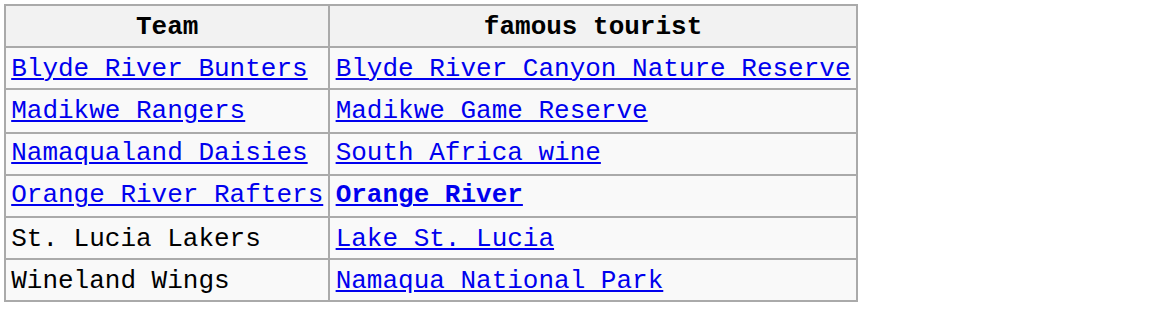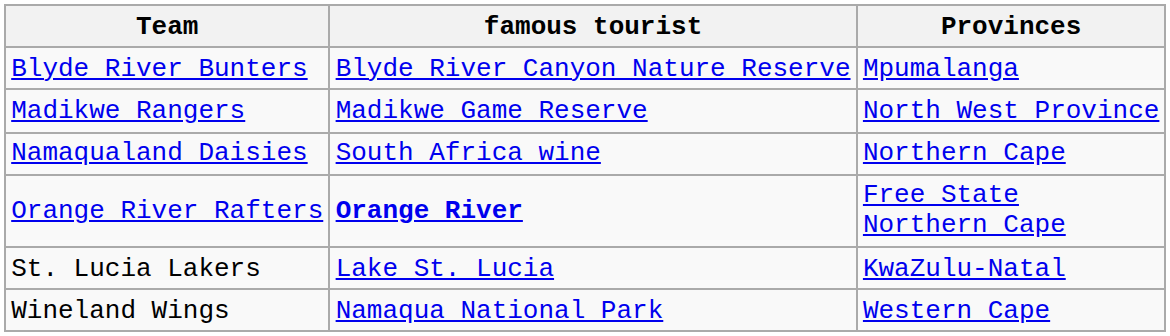+ column: (1011, 26)
